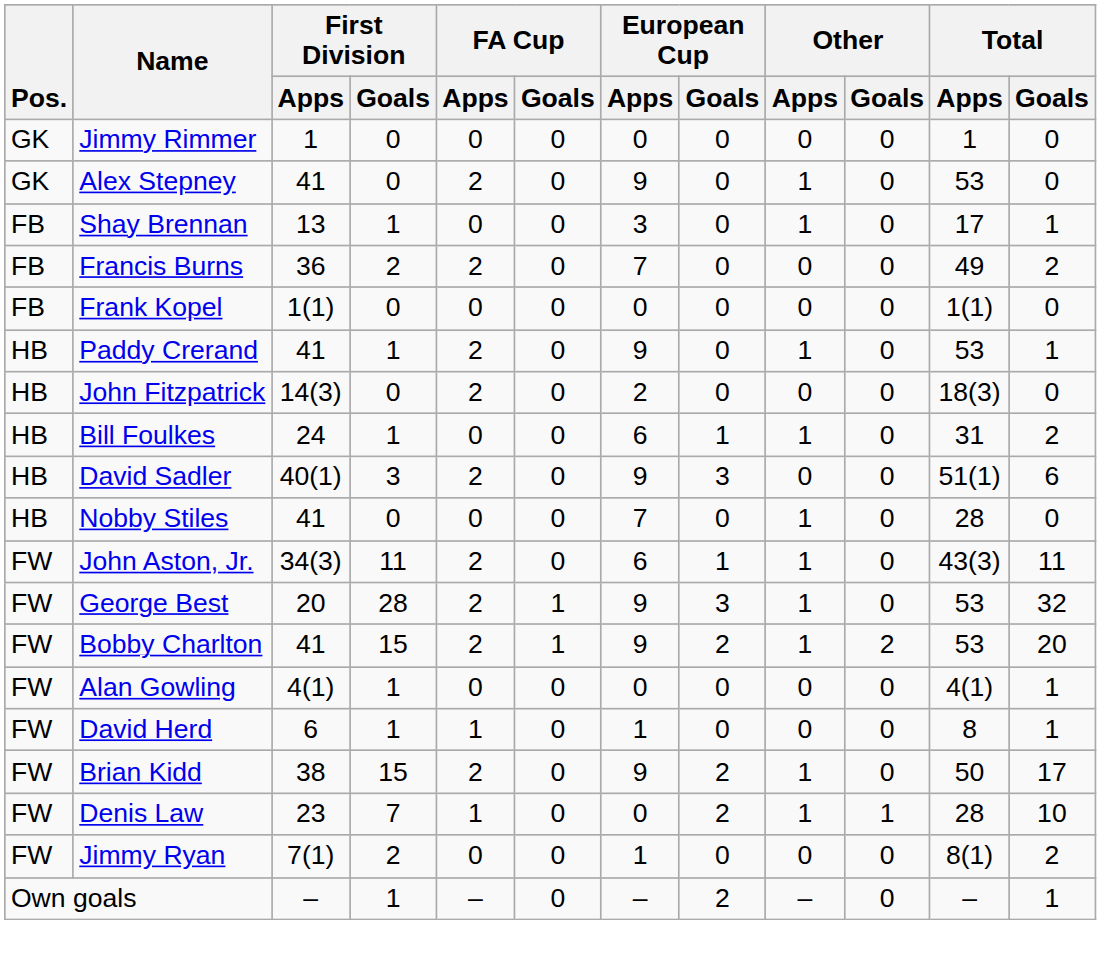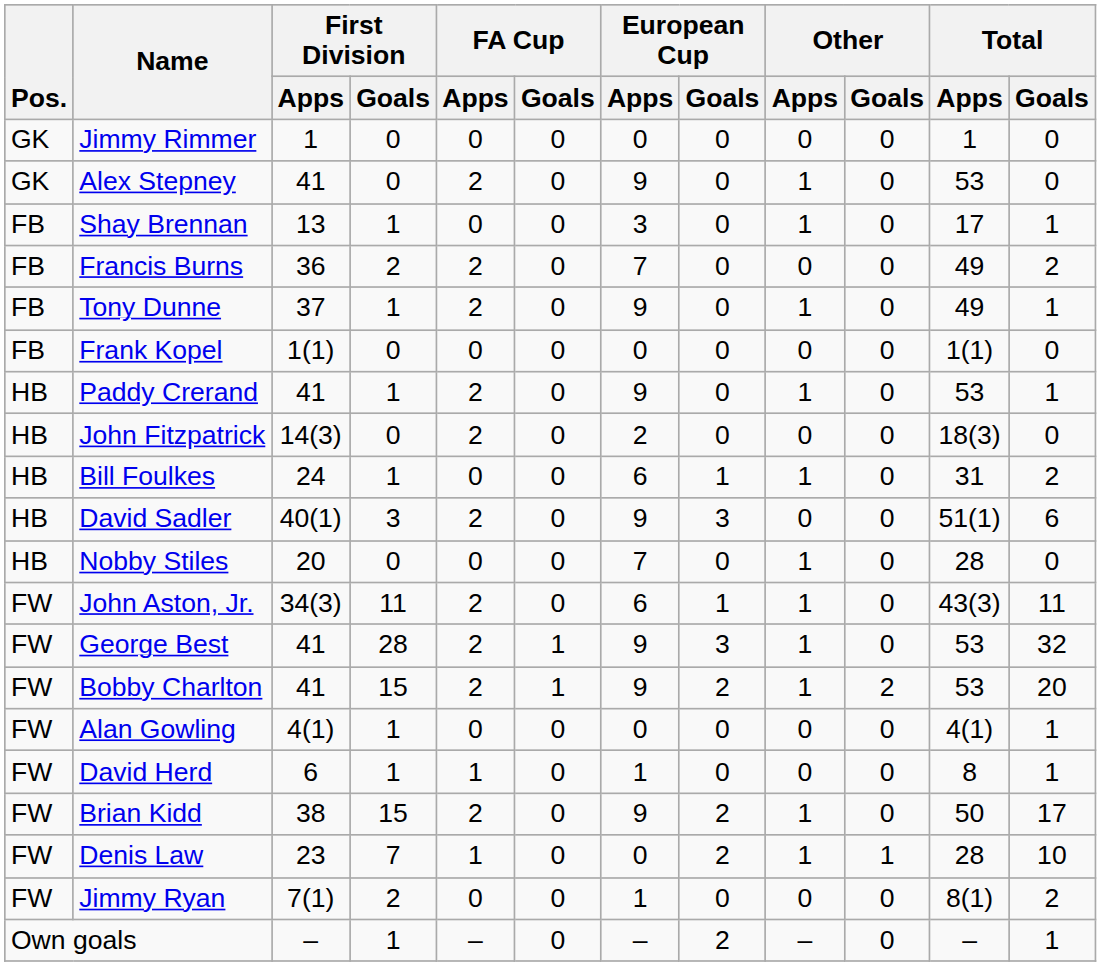+ row: (150, 308)
(311, 518) 41 -> (311, 560) 20
(311, 603) 20 -> (311, 645) 41
